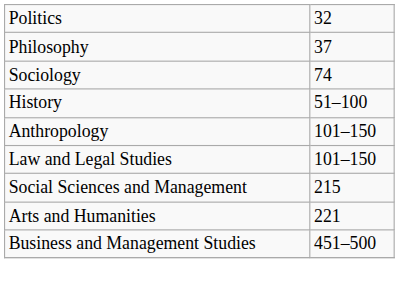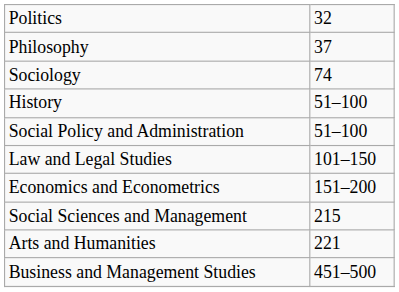+ row: (126, 131)
- row: (58, 131)
+ row: (114, 187)
